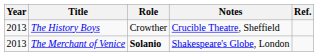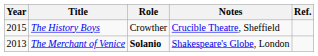(17, 28) 2013 -> (17, 28) 2015
